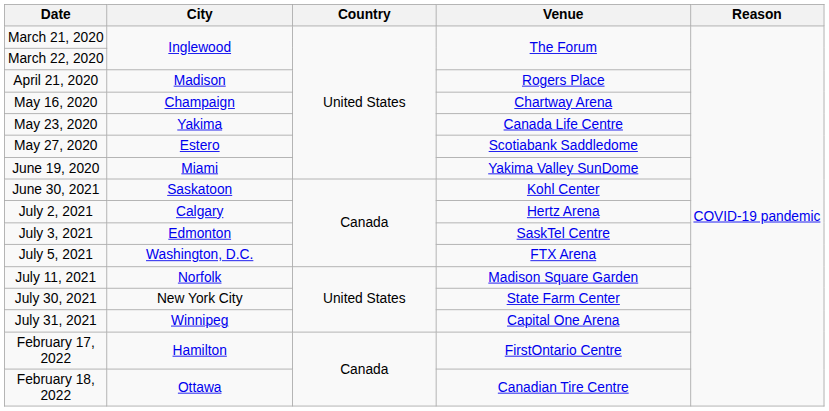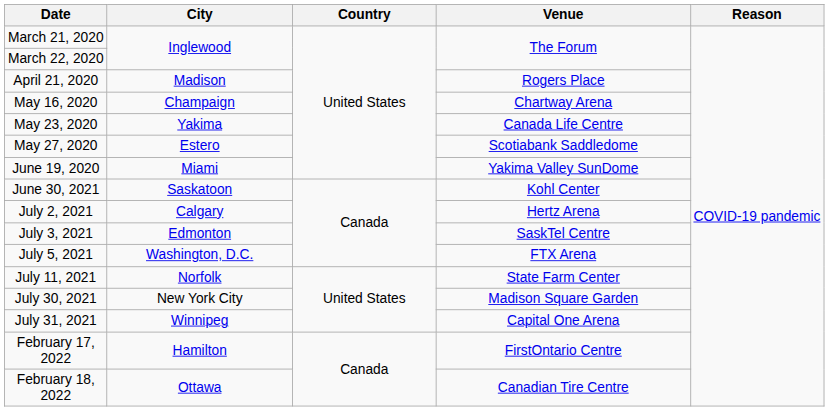(563, 277) Madison Square Garden -> (563, 277) State Farm Center
(563, 299) State Farm Center -> (563, 299) Madison Square Garden
